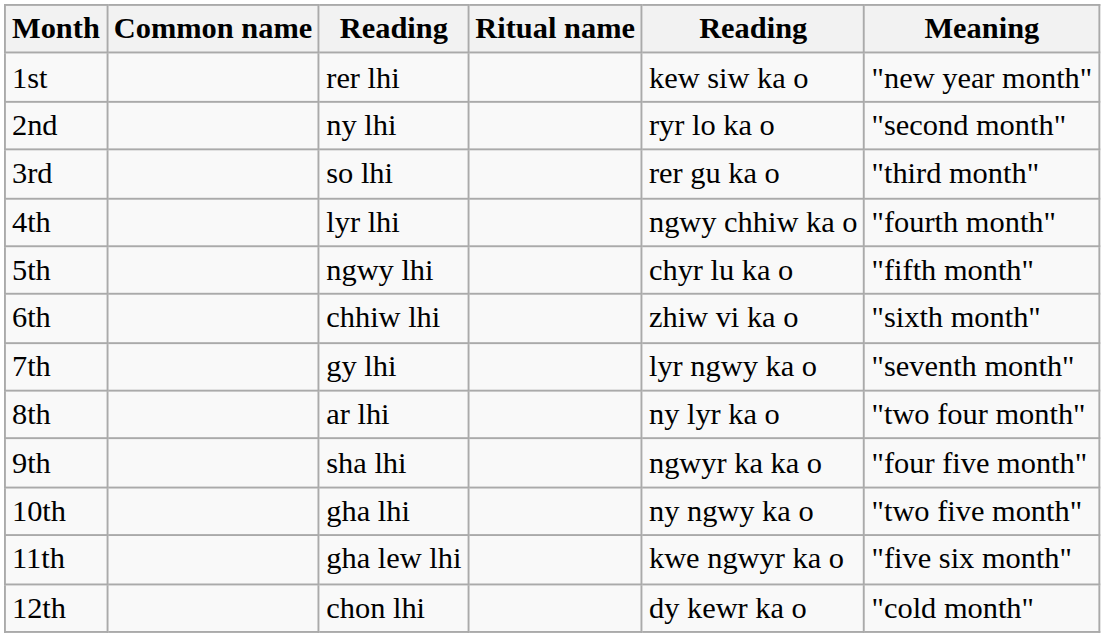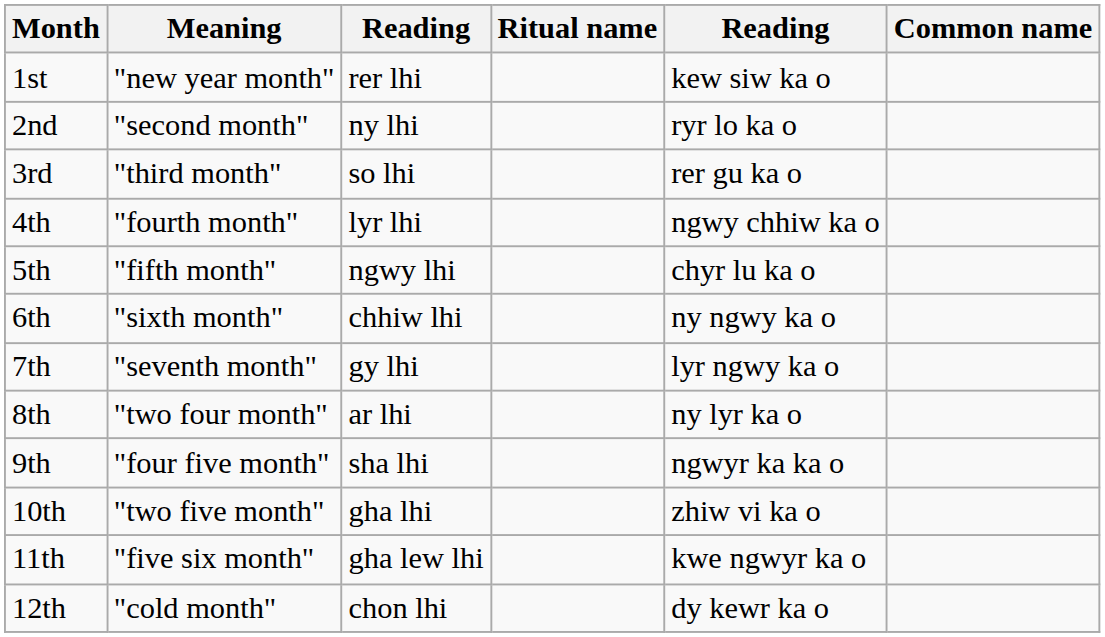columns swapped: (213, 28) <-> (982, 28)
(724, 317) zhiw vi ka o -> (754, 317) ny ngwy ka o
(731, 510) ny ngwy ka o -> (746, 510) zhiw vi ka o
